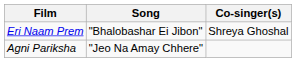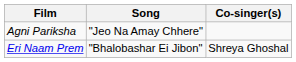rows swapped: (41, 48) <-> (45, 31)
